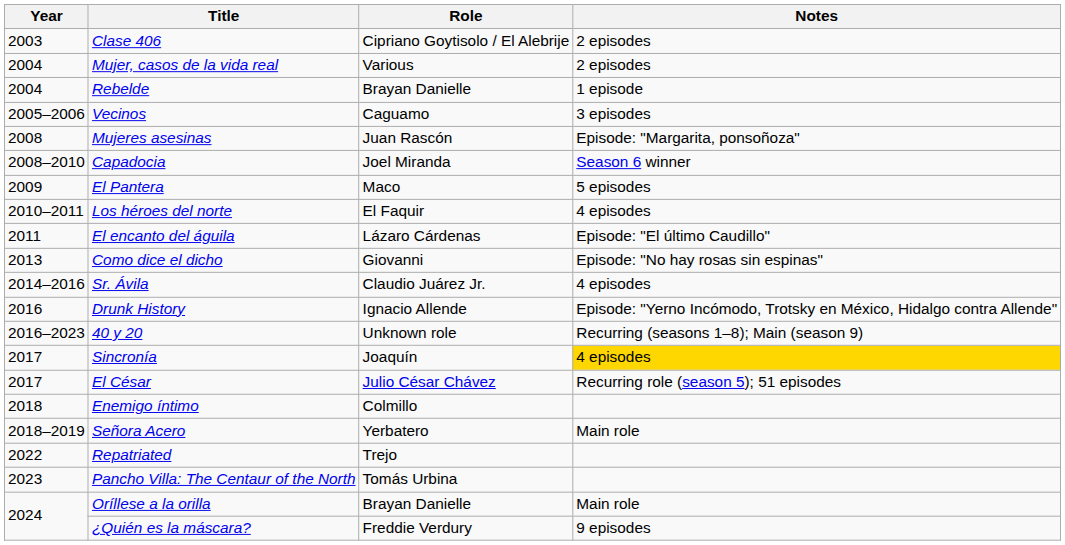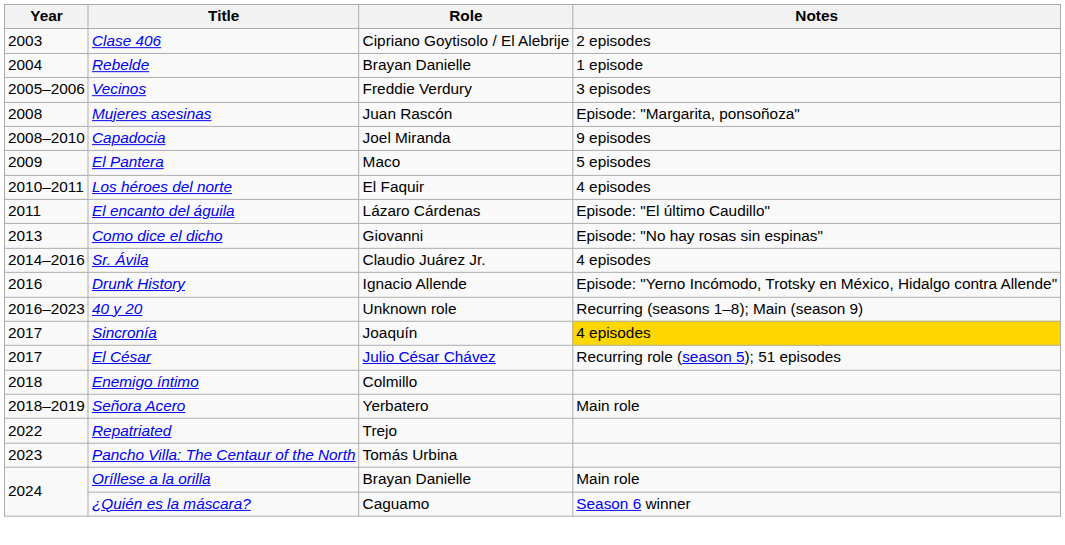- row: (185, 65)
(396, 114) Caguamo -> (417, 89) Freddie Verdury
(634, 162) Season 6 winner -> (613, 138) 9 episodes
(417, 528) Freddie Verdury -> (396, 503) Caguamo
(613, 528) 9 episodes -> (634, 503) Season 6 winner
